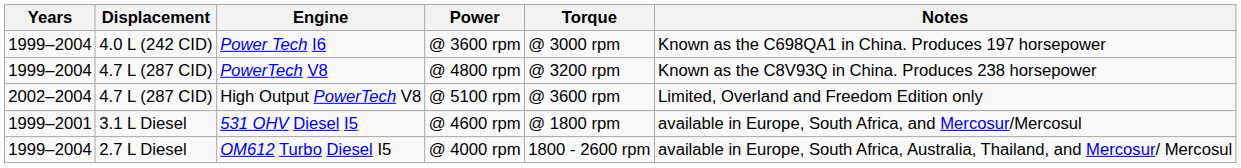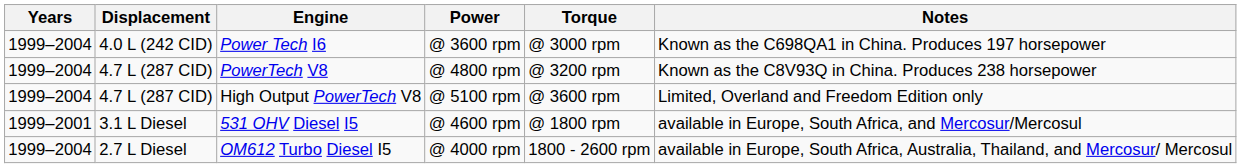(50, 96) 2002–2004 -> (50, 96) 1999–2004
